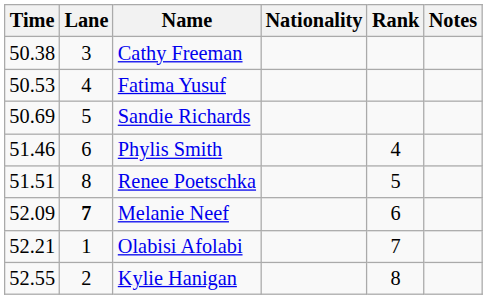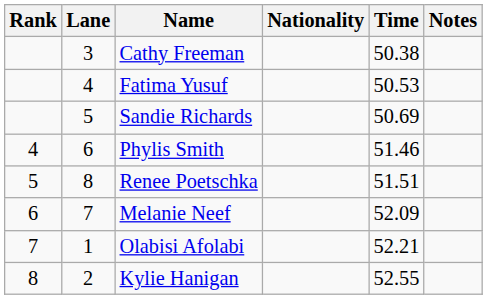columns swapped: (396, 20) <-> (32, 20)
(86, 213) bold -> (88, 213) normal
